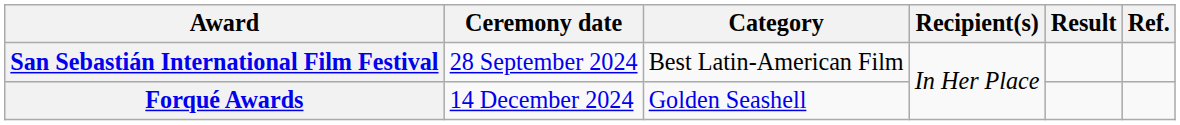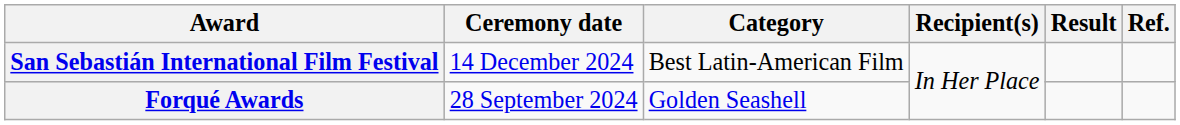(544, 61) 28 September 2024 -> (542, 61) 14 December 2024
(542, 100) 14 December 2024 -> (544, 100) 28 September 2024
